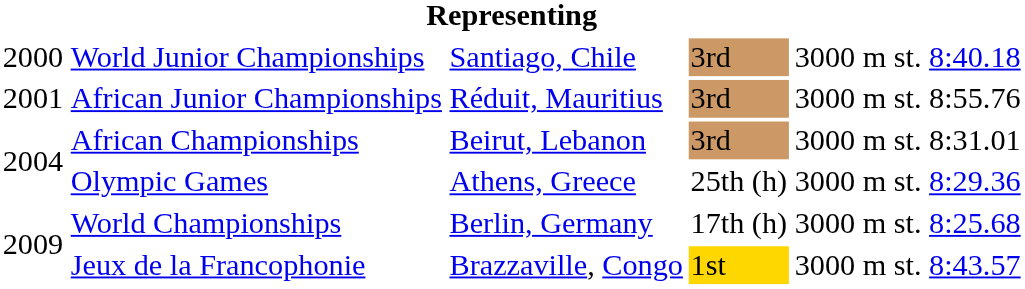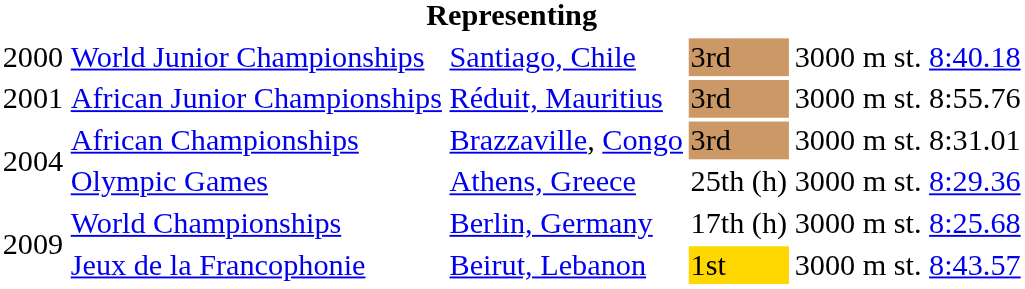(548, 139) Beirut, Lebanon -> (566, 139) Brazzaville, Congo
(566, 264) Brazzaville, Congo -> (548, 264) Beirut, Lebanon
